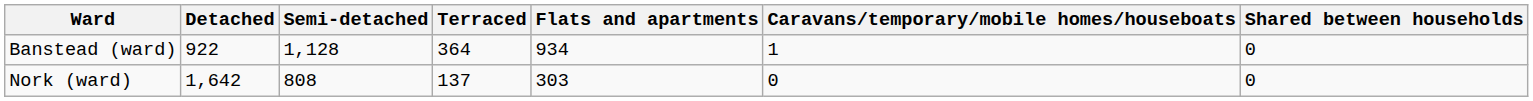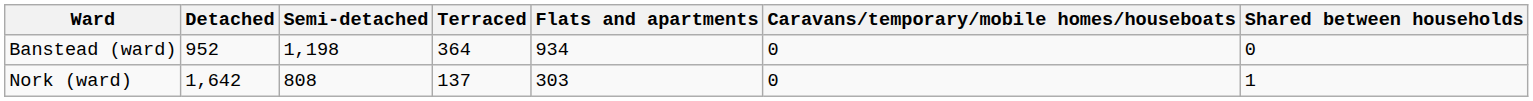(202, 50) 922 -> (202, 50) 952
(311, 50) 1,128 -> (311, 50) 1,198
(773, 50) 1 -> (773, 50) 0
(1250, 80) 0 -> (1250, 80) 1
